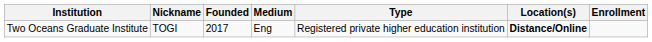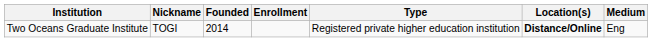columns swapped: (618, 12) <-> (273, 12)
(217, 28) 2017 -> (217, 28) 2014
